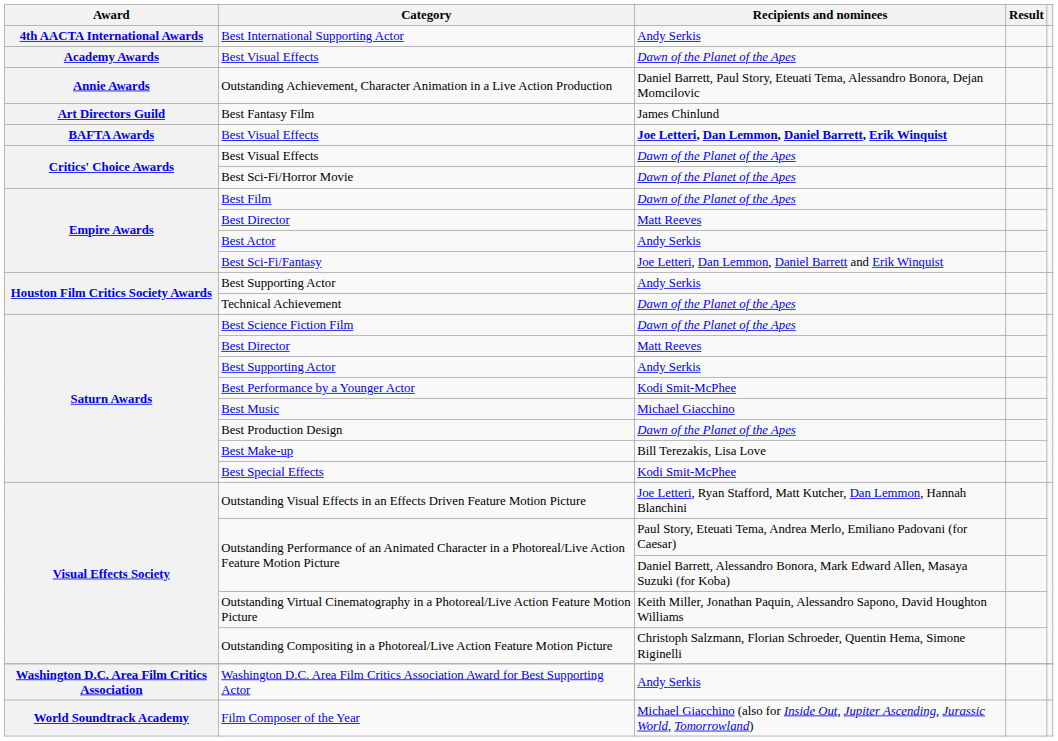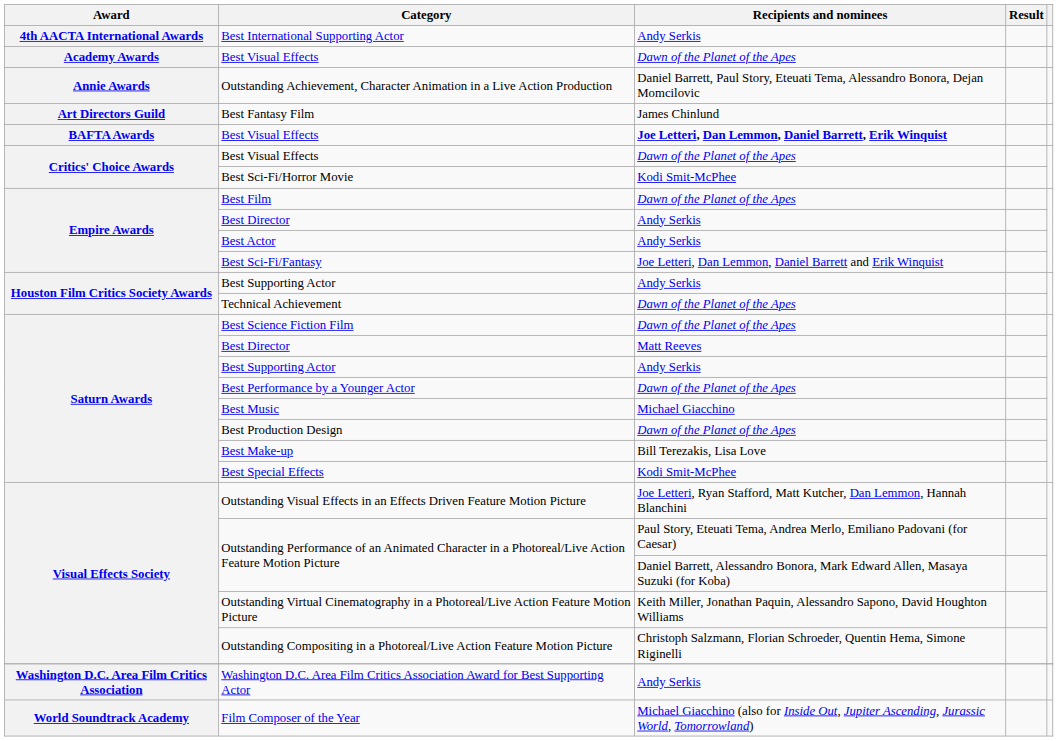(717, 177) Dawn of the Planet of the Apes -> (687, 177) Kodi Smit-McPhee
(669, 219) Matt Reeves -> (669, 219) Andy Serkis
(687, 388) Kodi Smit-McPhee -> (717, 388) Dawn of the Planet of the Apes
